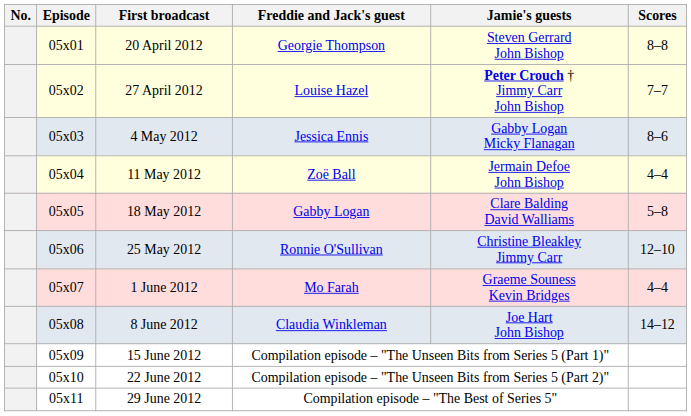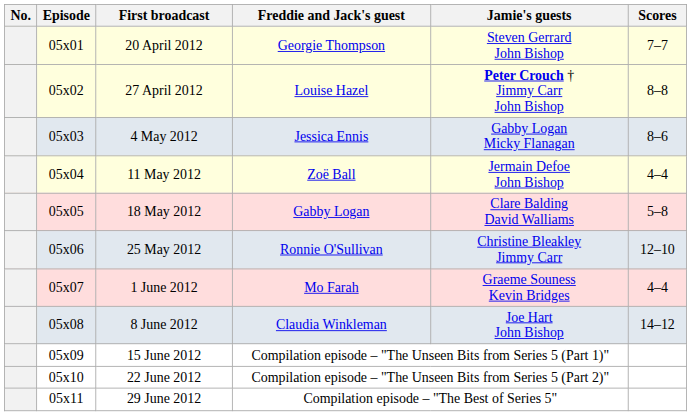(657, 45) 8–8 -> (657, 45) 7–7
(657, 91) 7–7 -> (657, 91) 8–8
